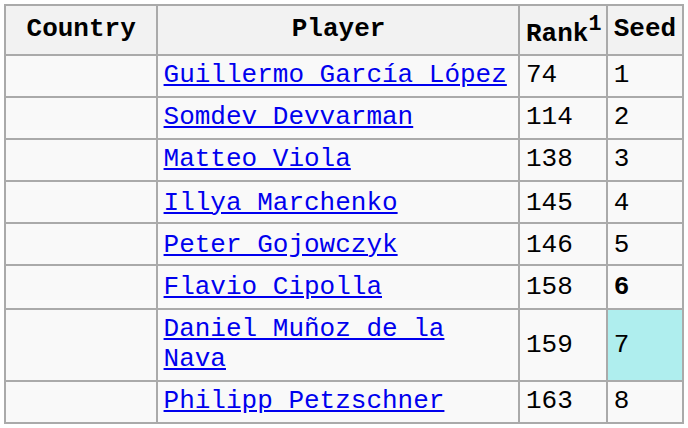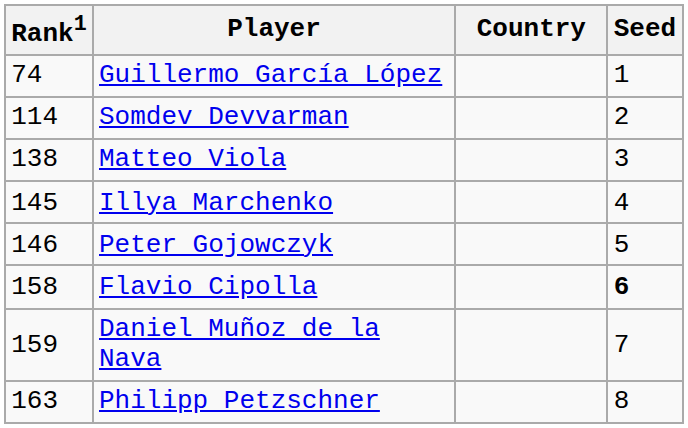columns swapped: (81, 30) <-> (564, 30)
(622, 344) paleturquoise background -> (622, 344) no background
